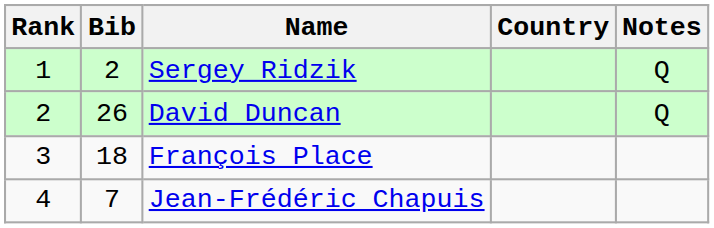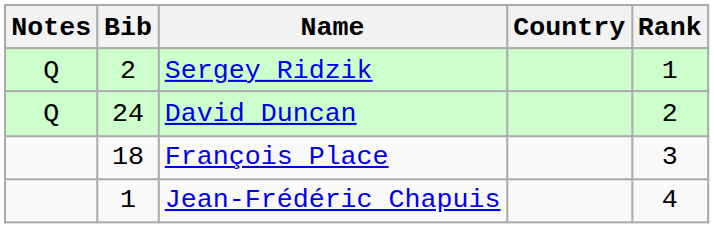columns swapped: (43, 27) <-> (662, 27)
(112, 114) 26 -> (128, 114) 24
(112, 200) 7 -> (128, 200) 1
